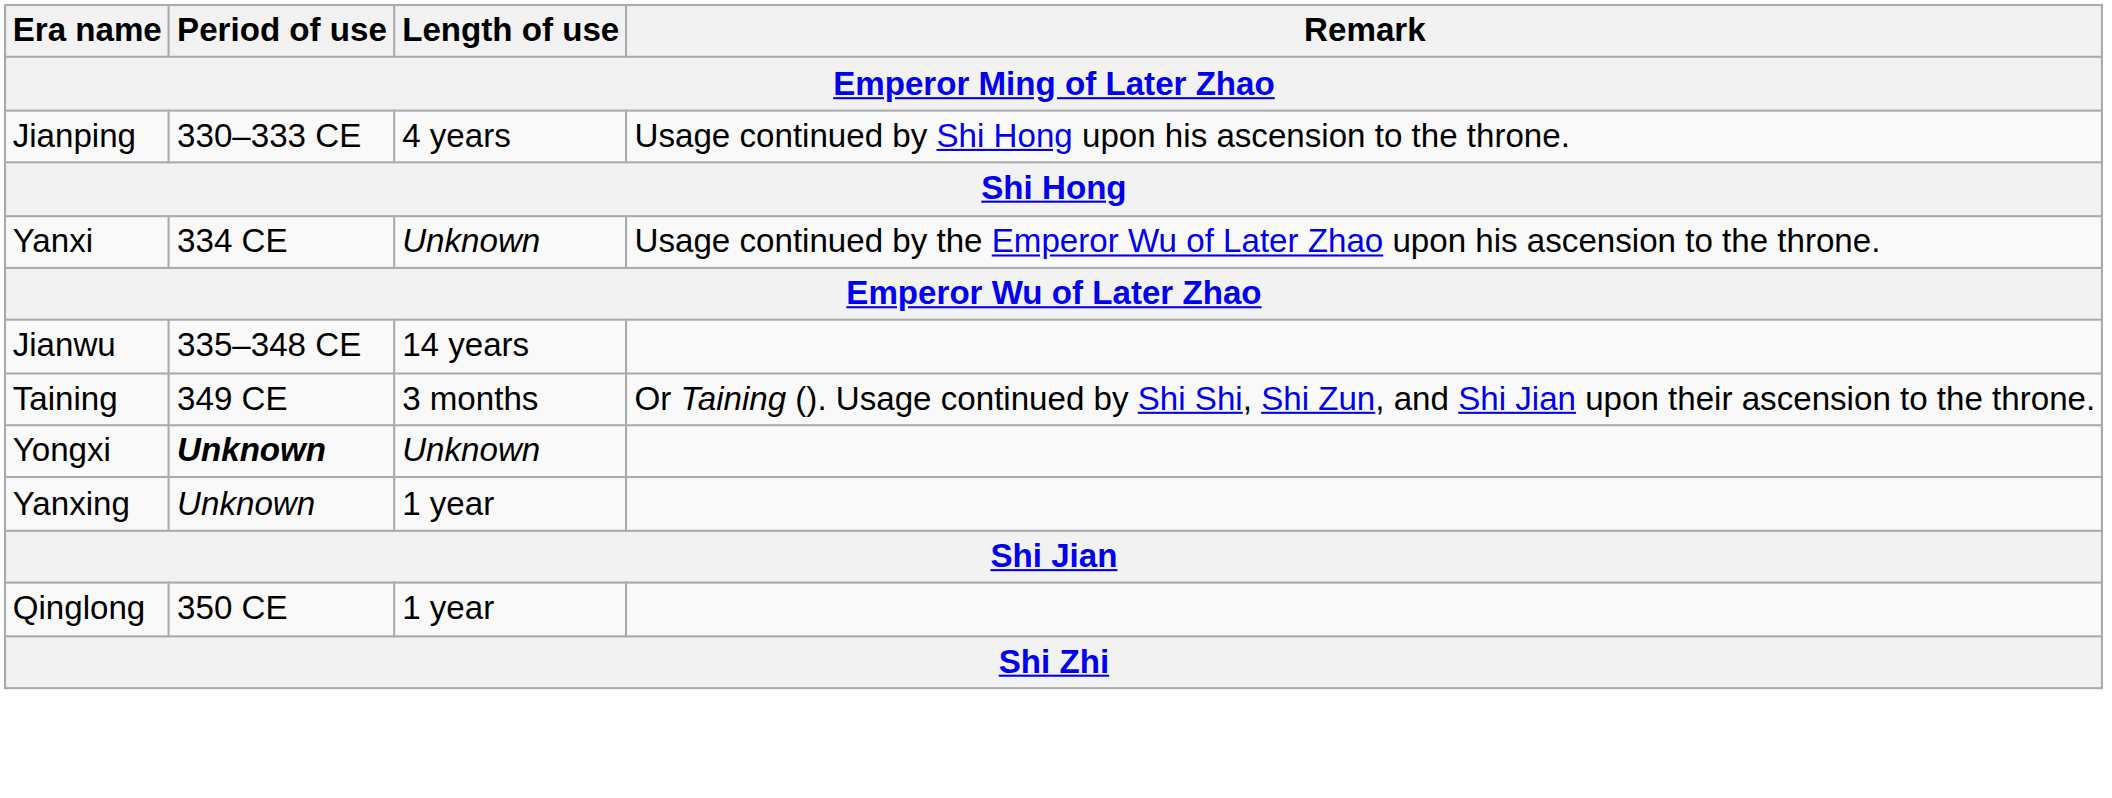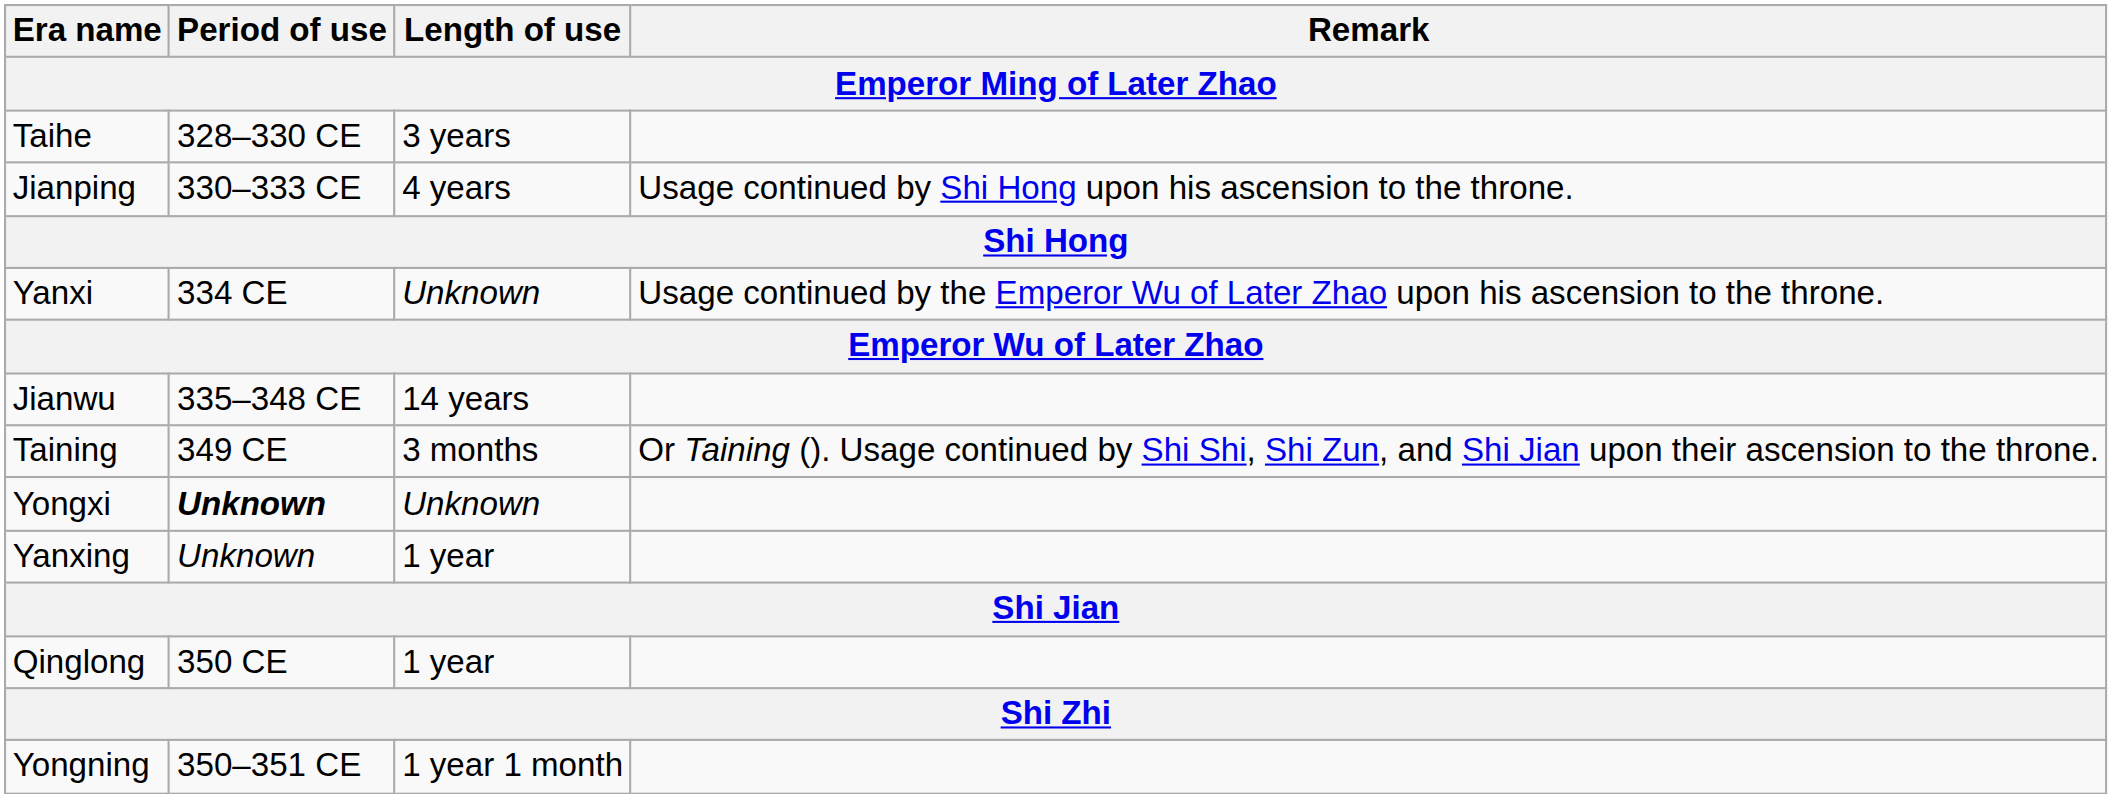+ row: (52, 135)
+ row: (81, 766)
